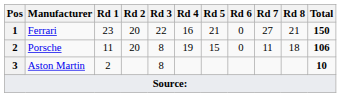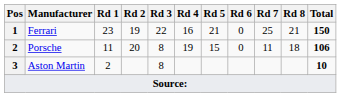(135, 31) 20 -> (135, 31) 19
(268, 31) 27 -> (268, 31) 25
